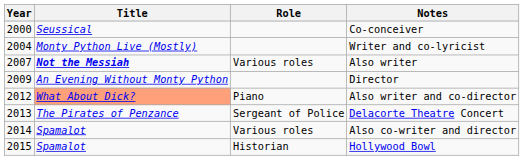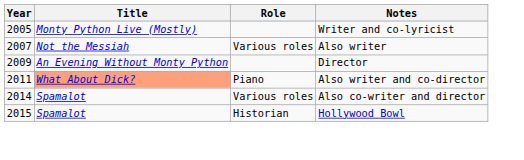- row: (386, 30)
(19, 46) 2004 -> (19, 30) 2005
(83, 63) bold -> (83, 46) normal
(19, 96) 2012 -> (19, 80) 2011
- row: (427, 113)
